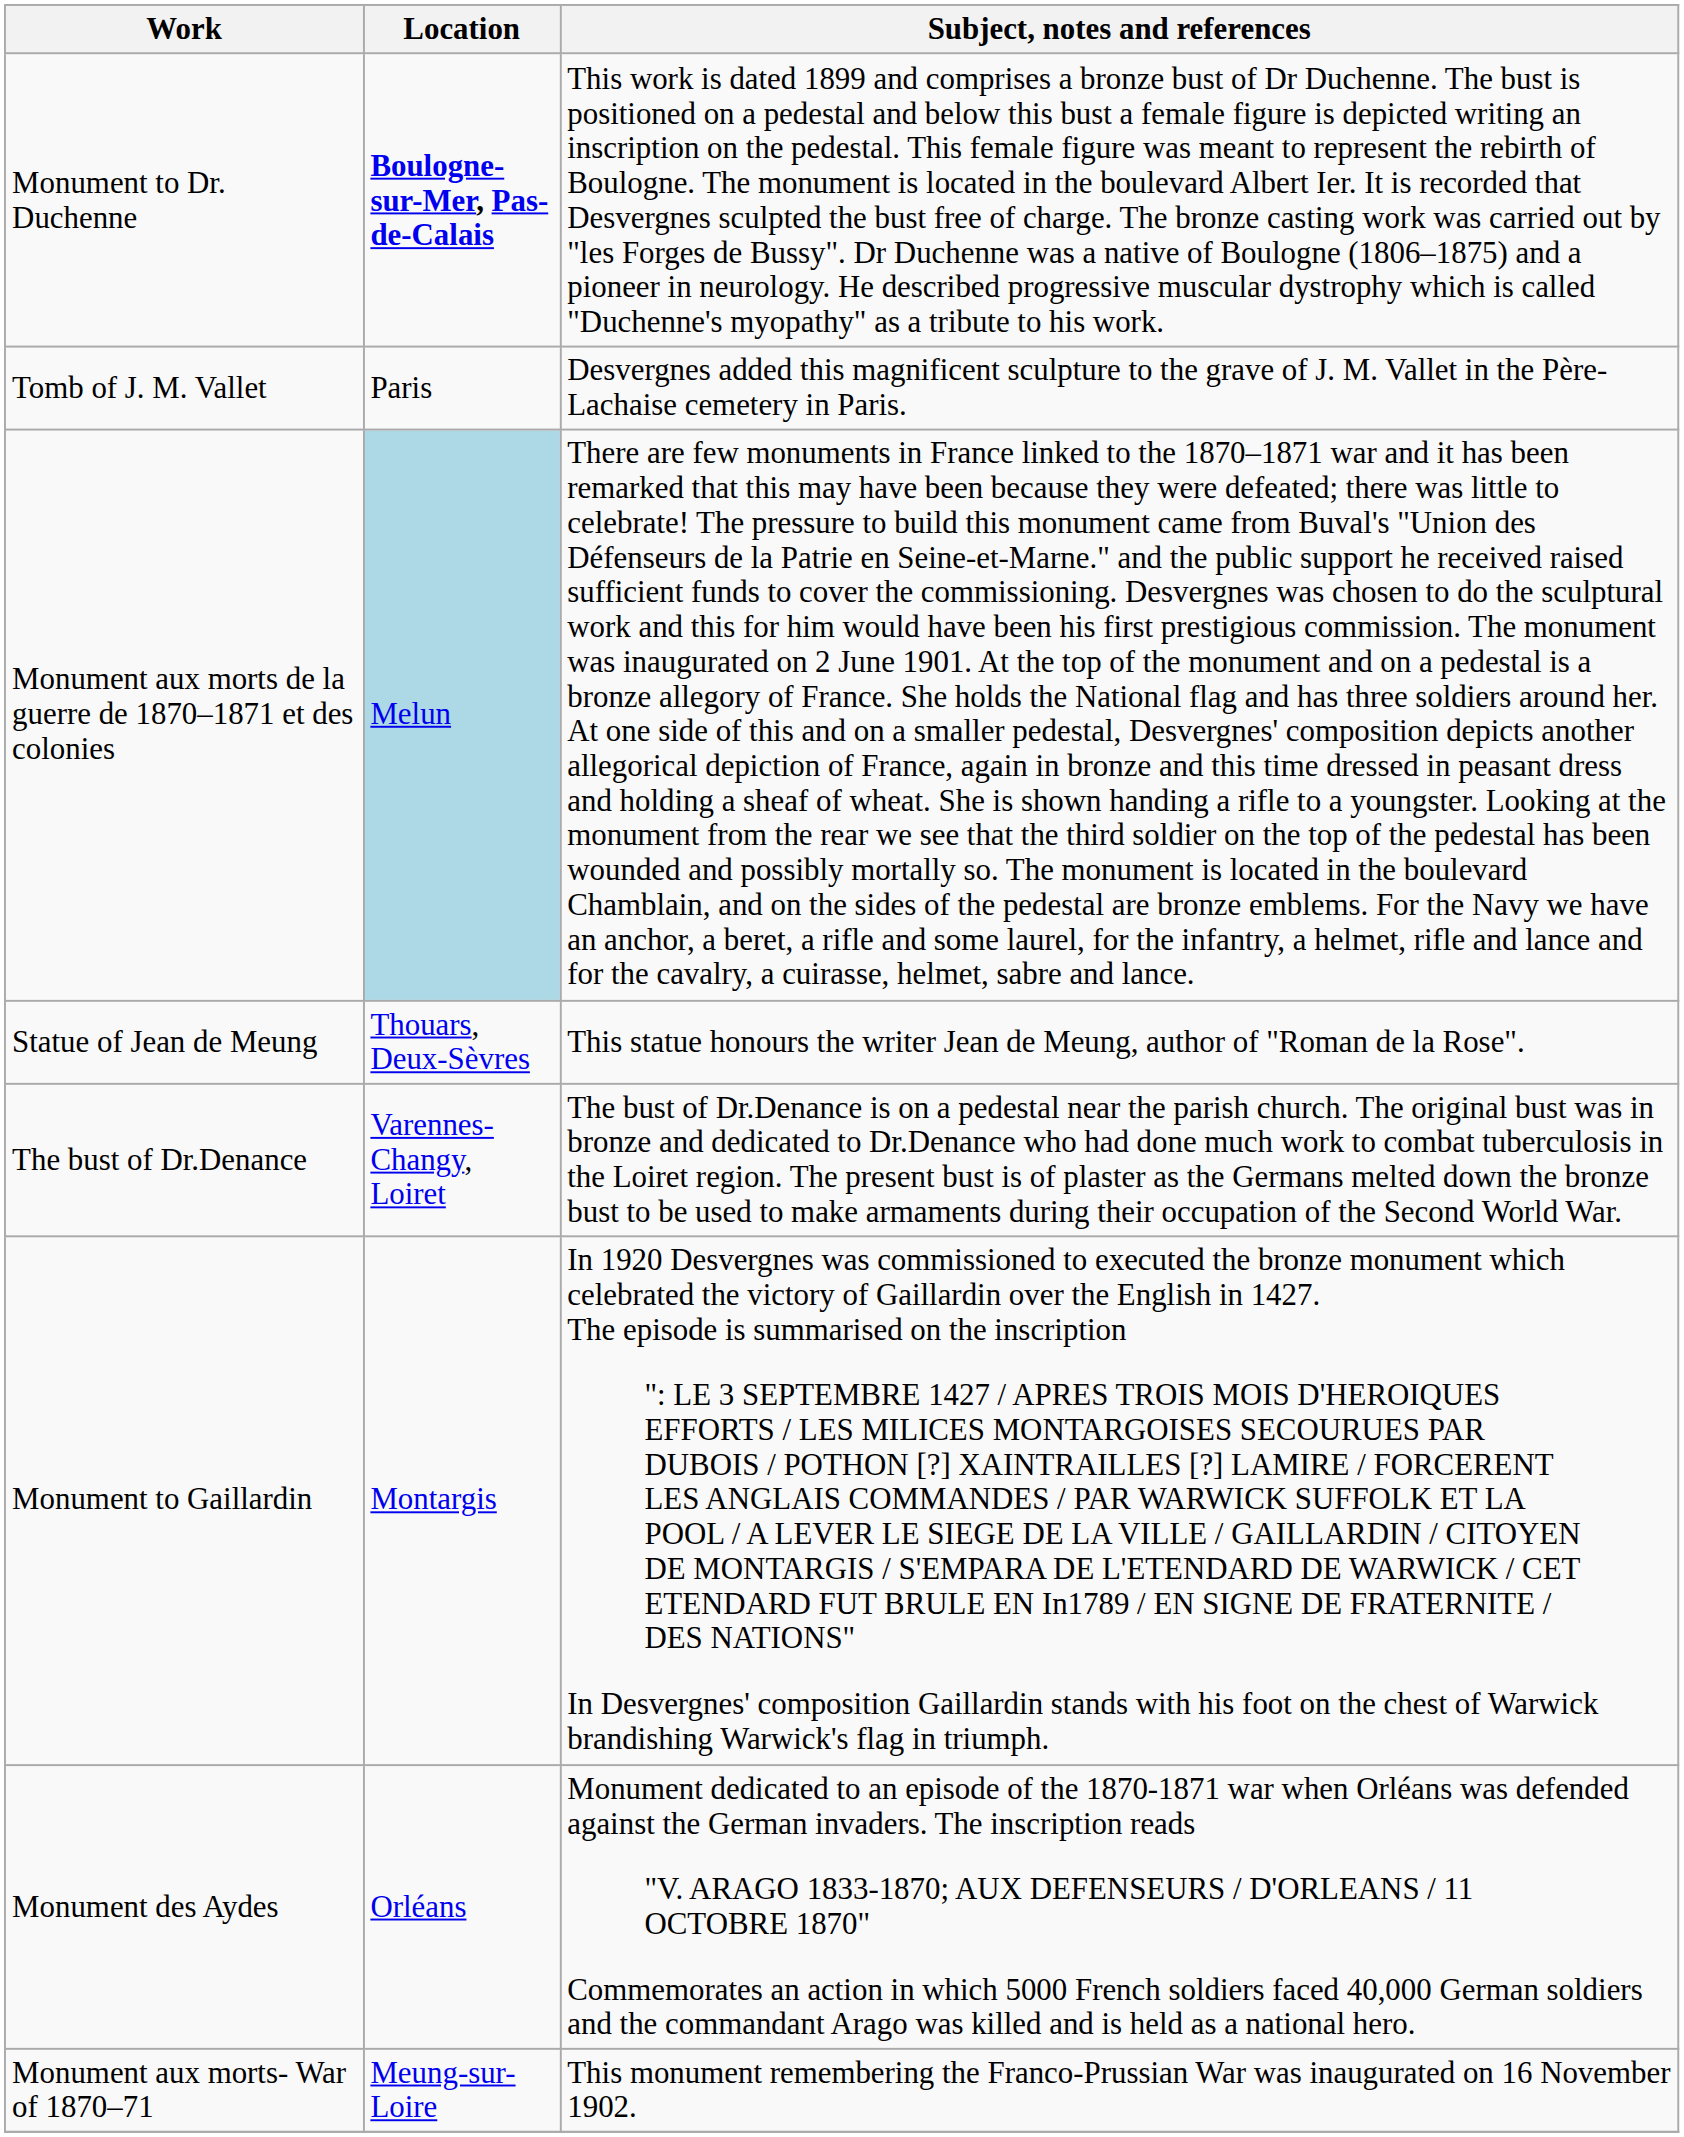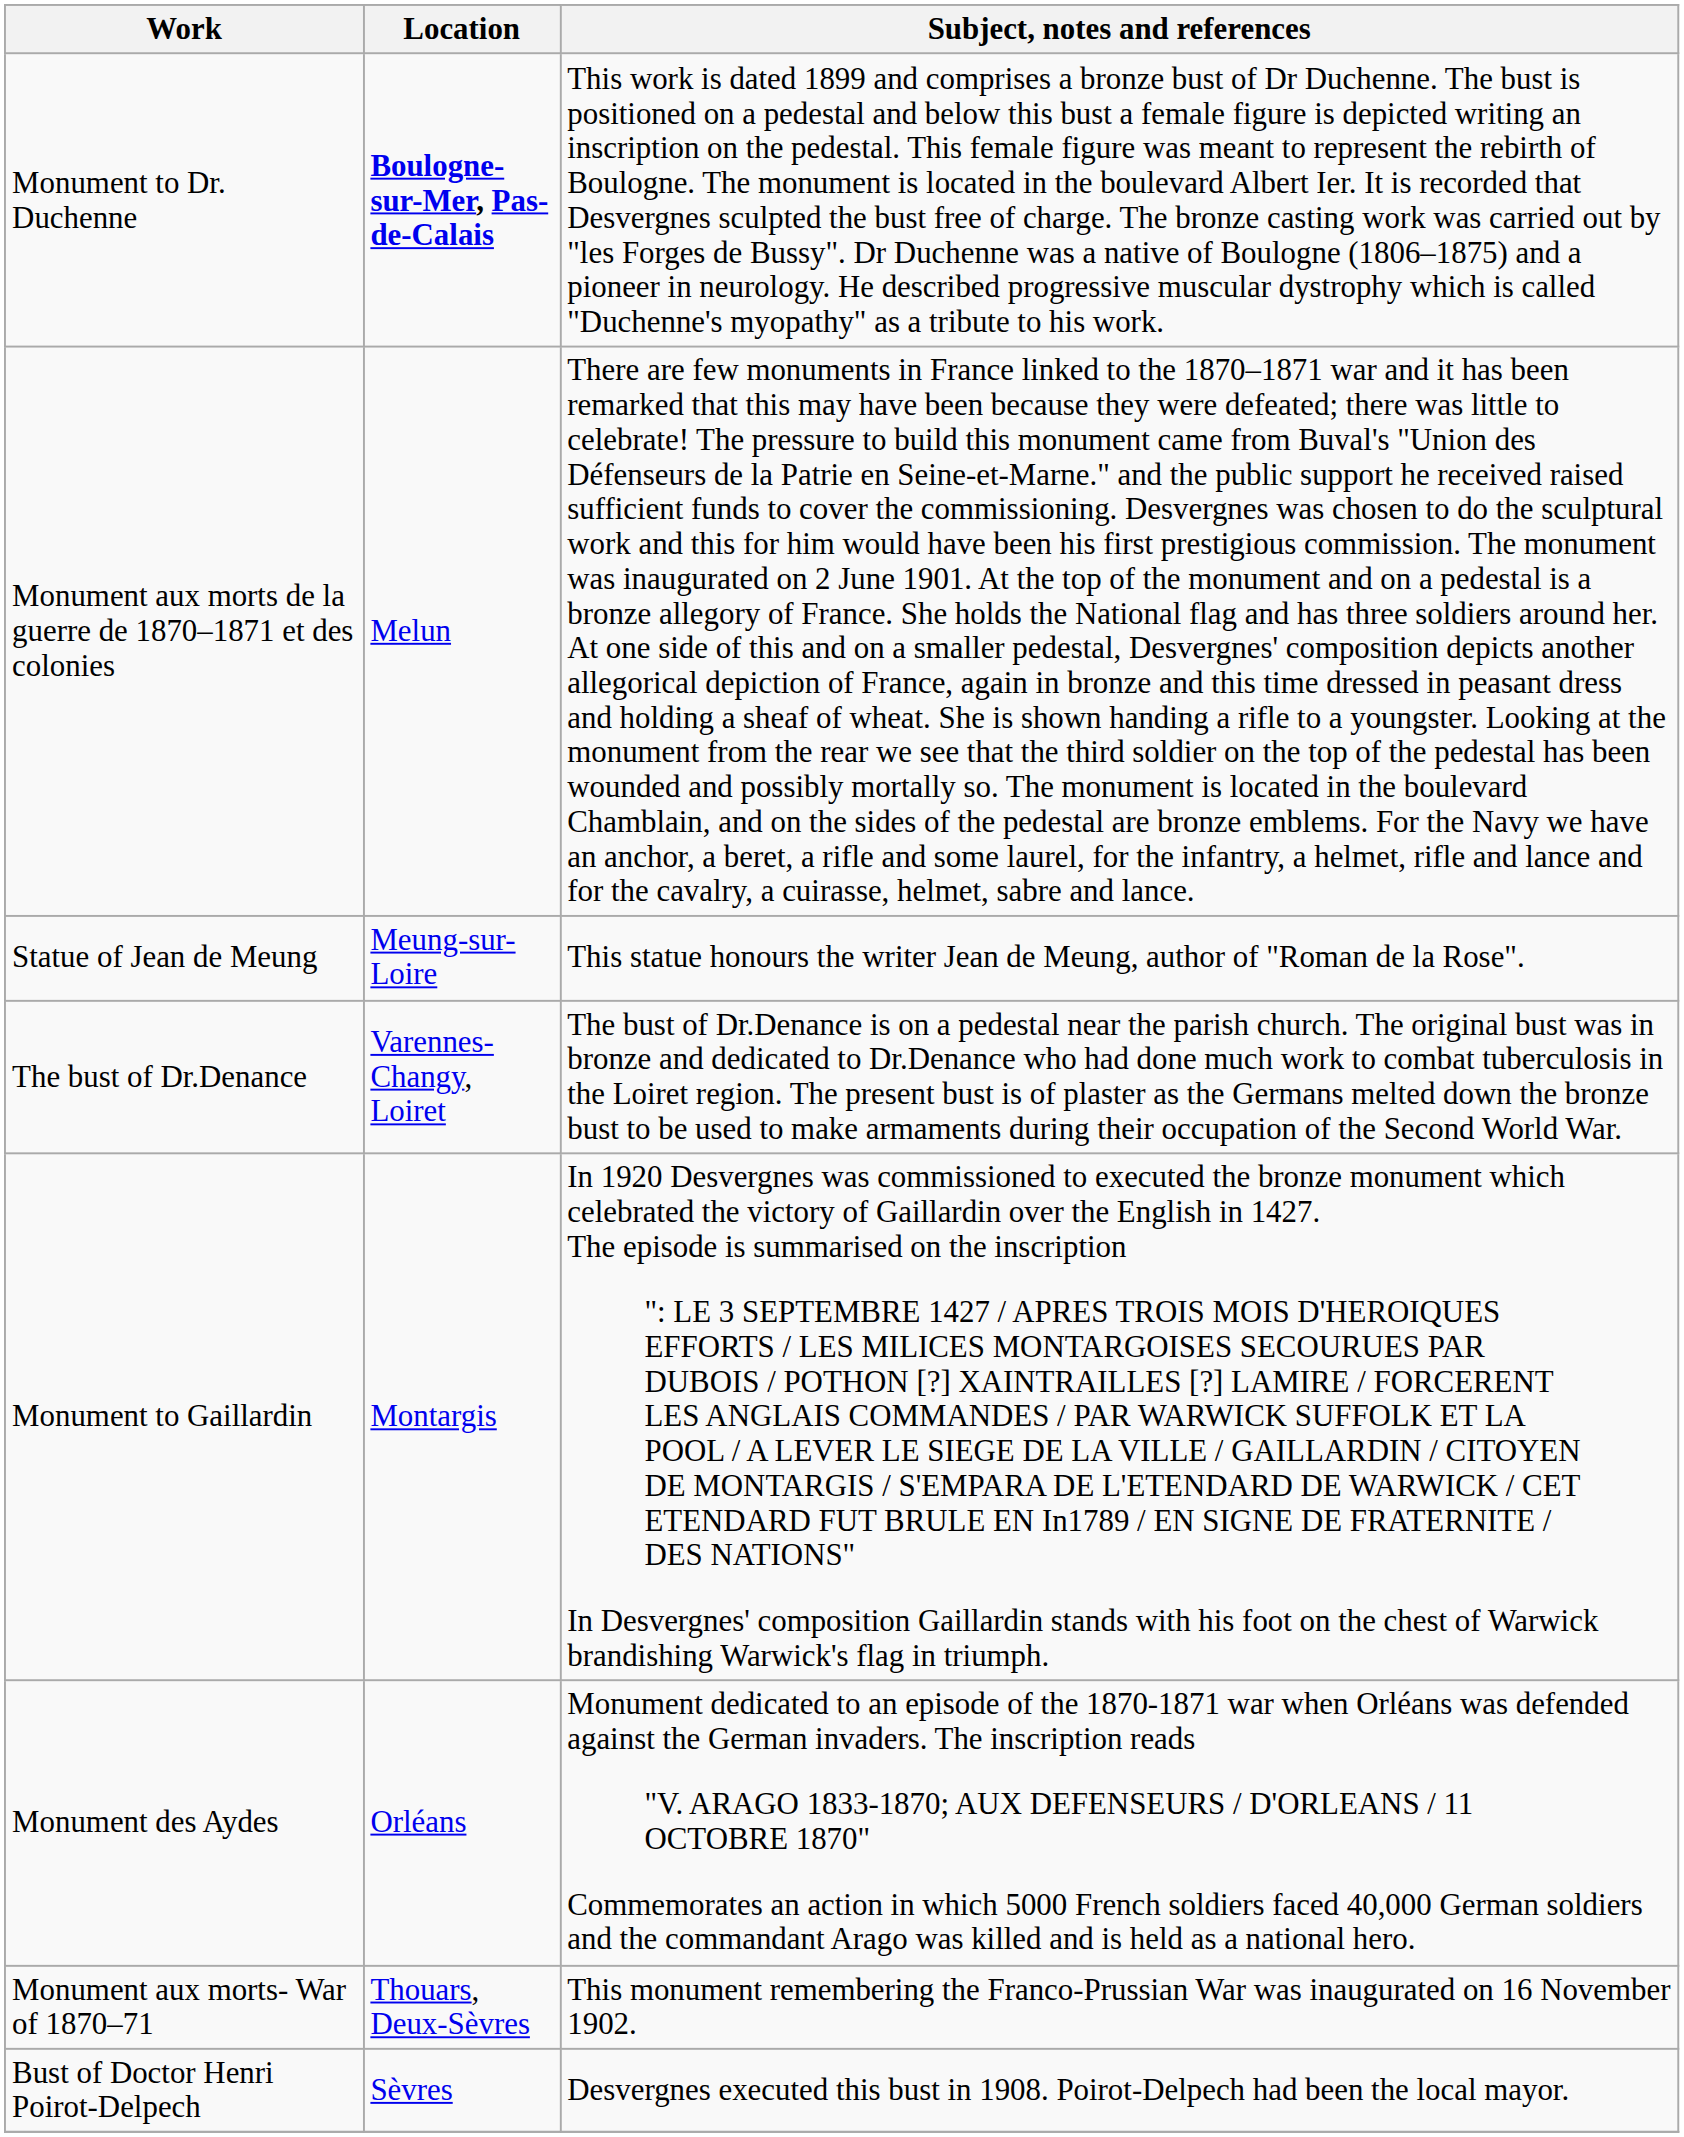- row: (139, 387)
(411, 714) lightblue background -> (411, 630) no background
(450, 1041) Thouars, Deux-Sèvres -> (443, 957) Meung-sur-Loire
(443, 2090) Meung-sur-Loire -> (450, 2006) Thouars, Deux-Sèvres
+ row: (143, 2090)
